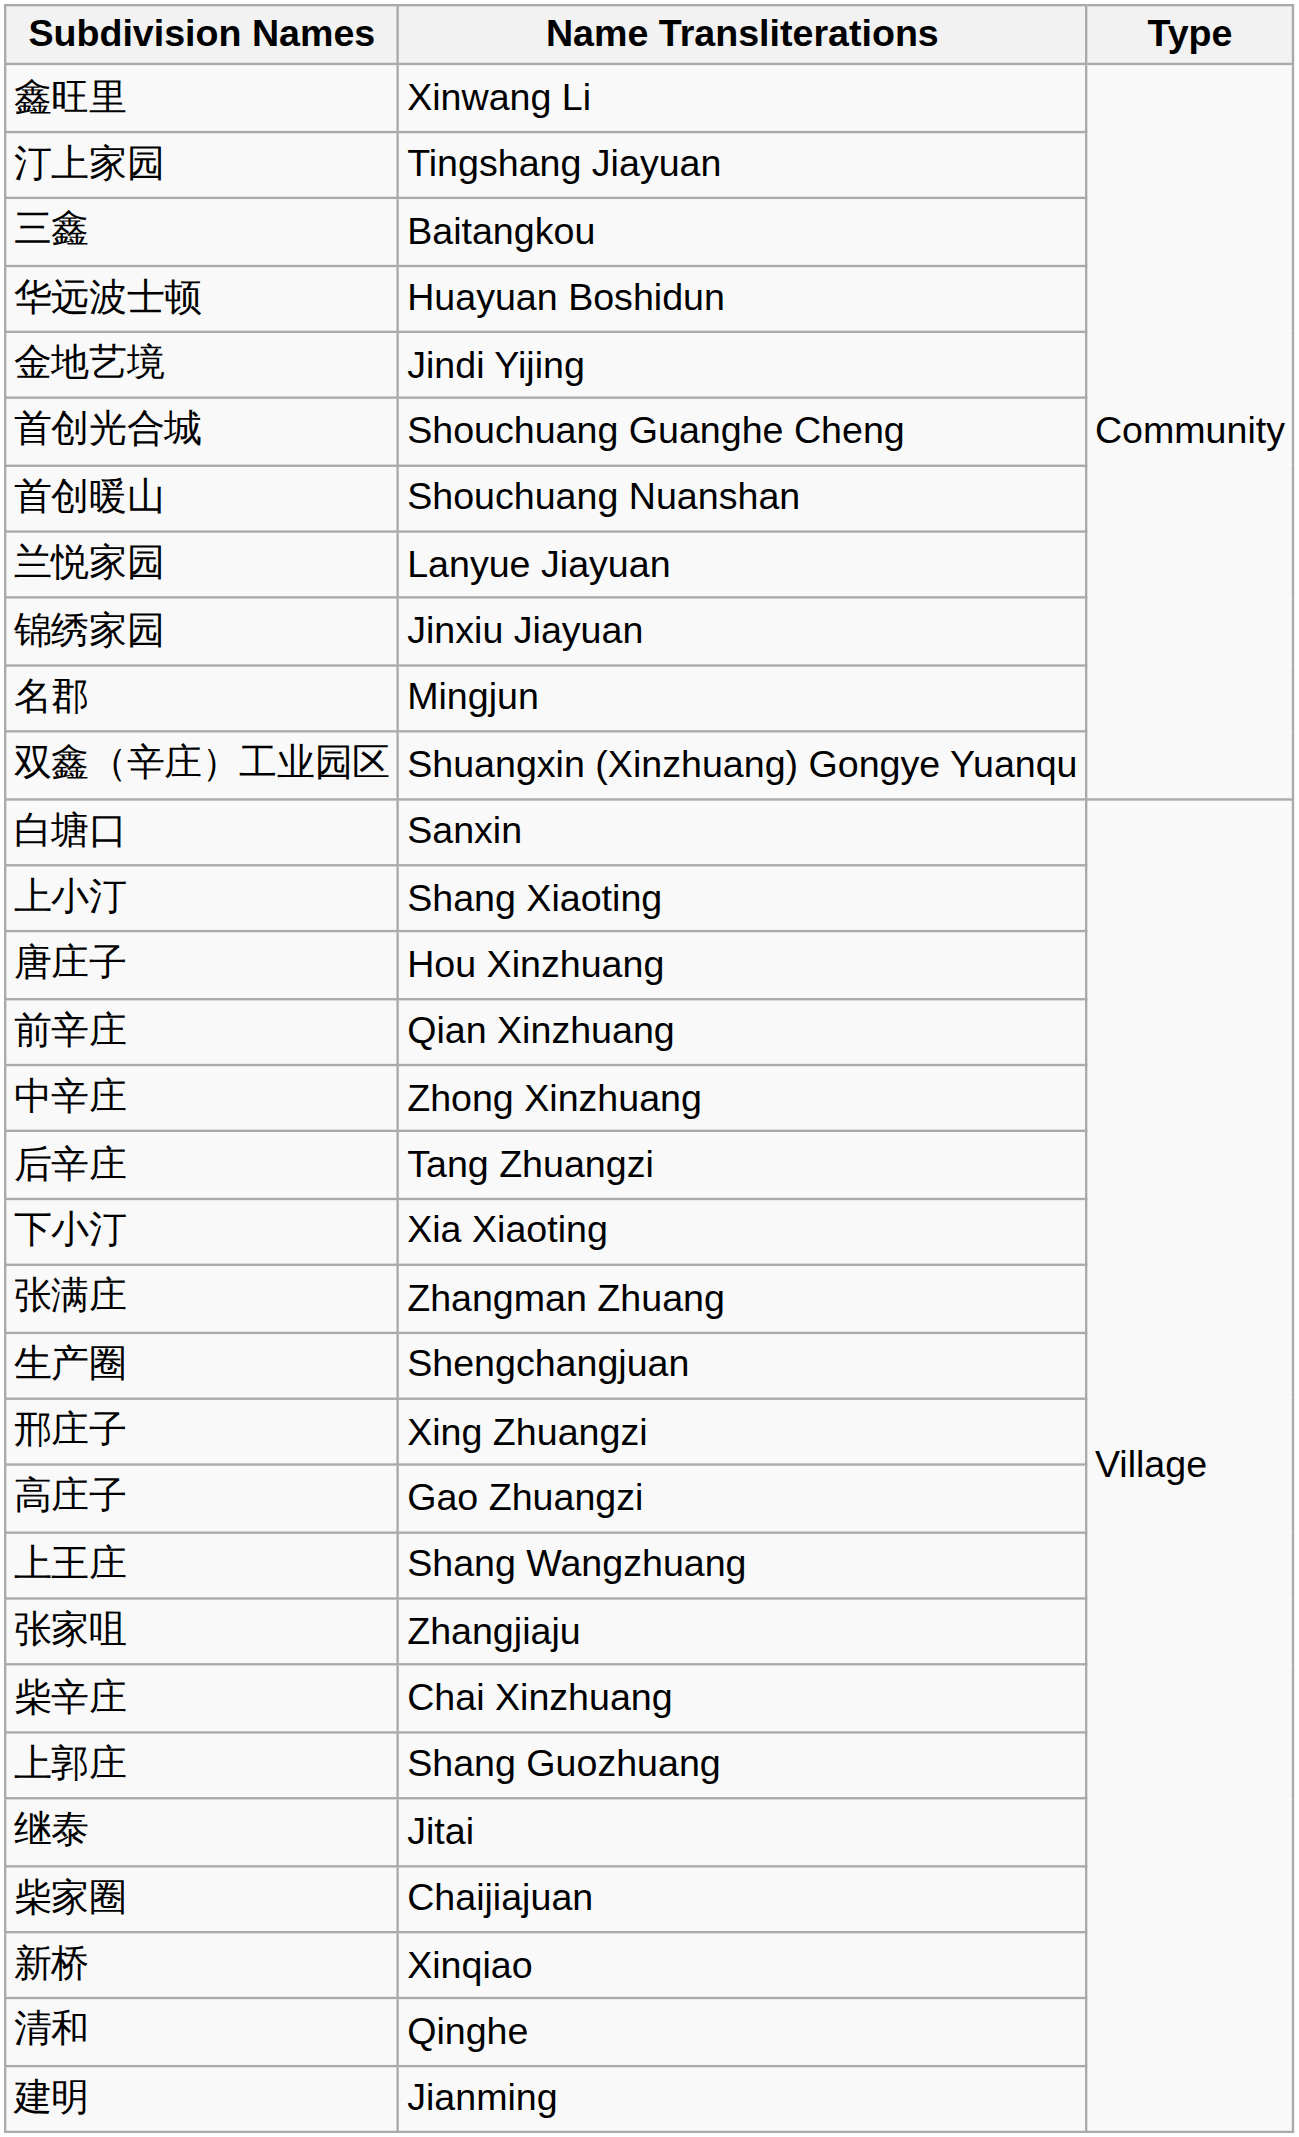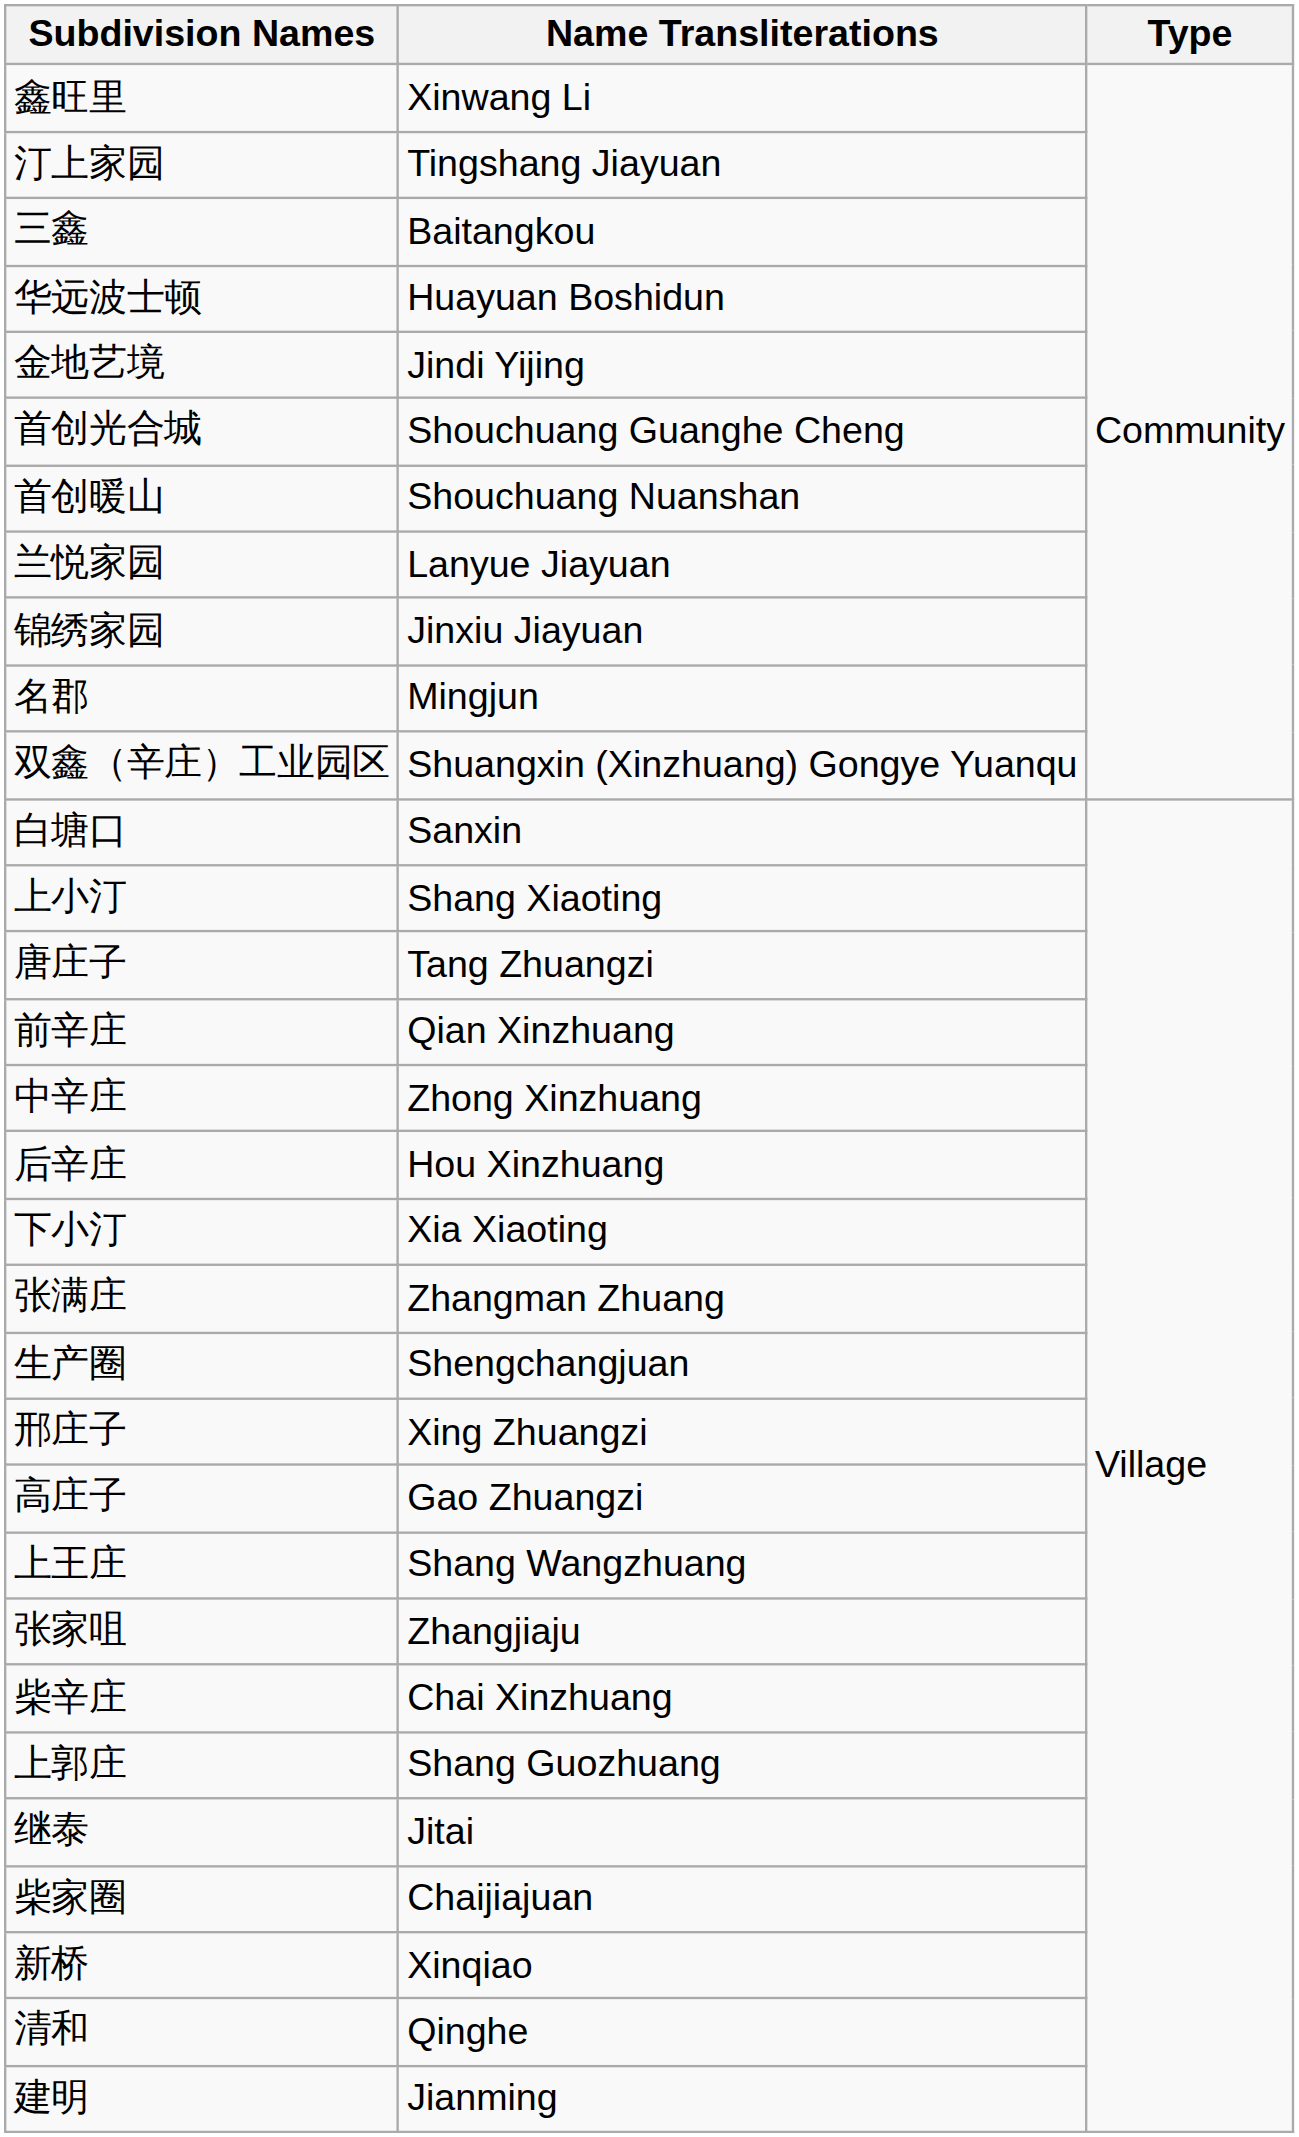(536, 964) Hou Xinzhuang -> (531, 964) Tang Zhuangzi
(531, 1164) Tang Zhuangzi -> (536, 1164) Hou Xinzhuang
